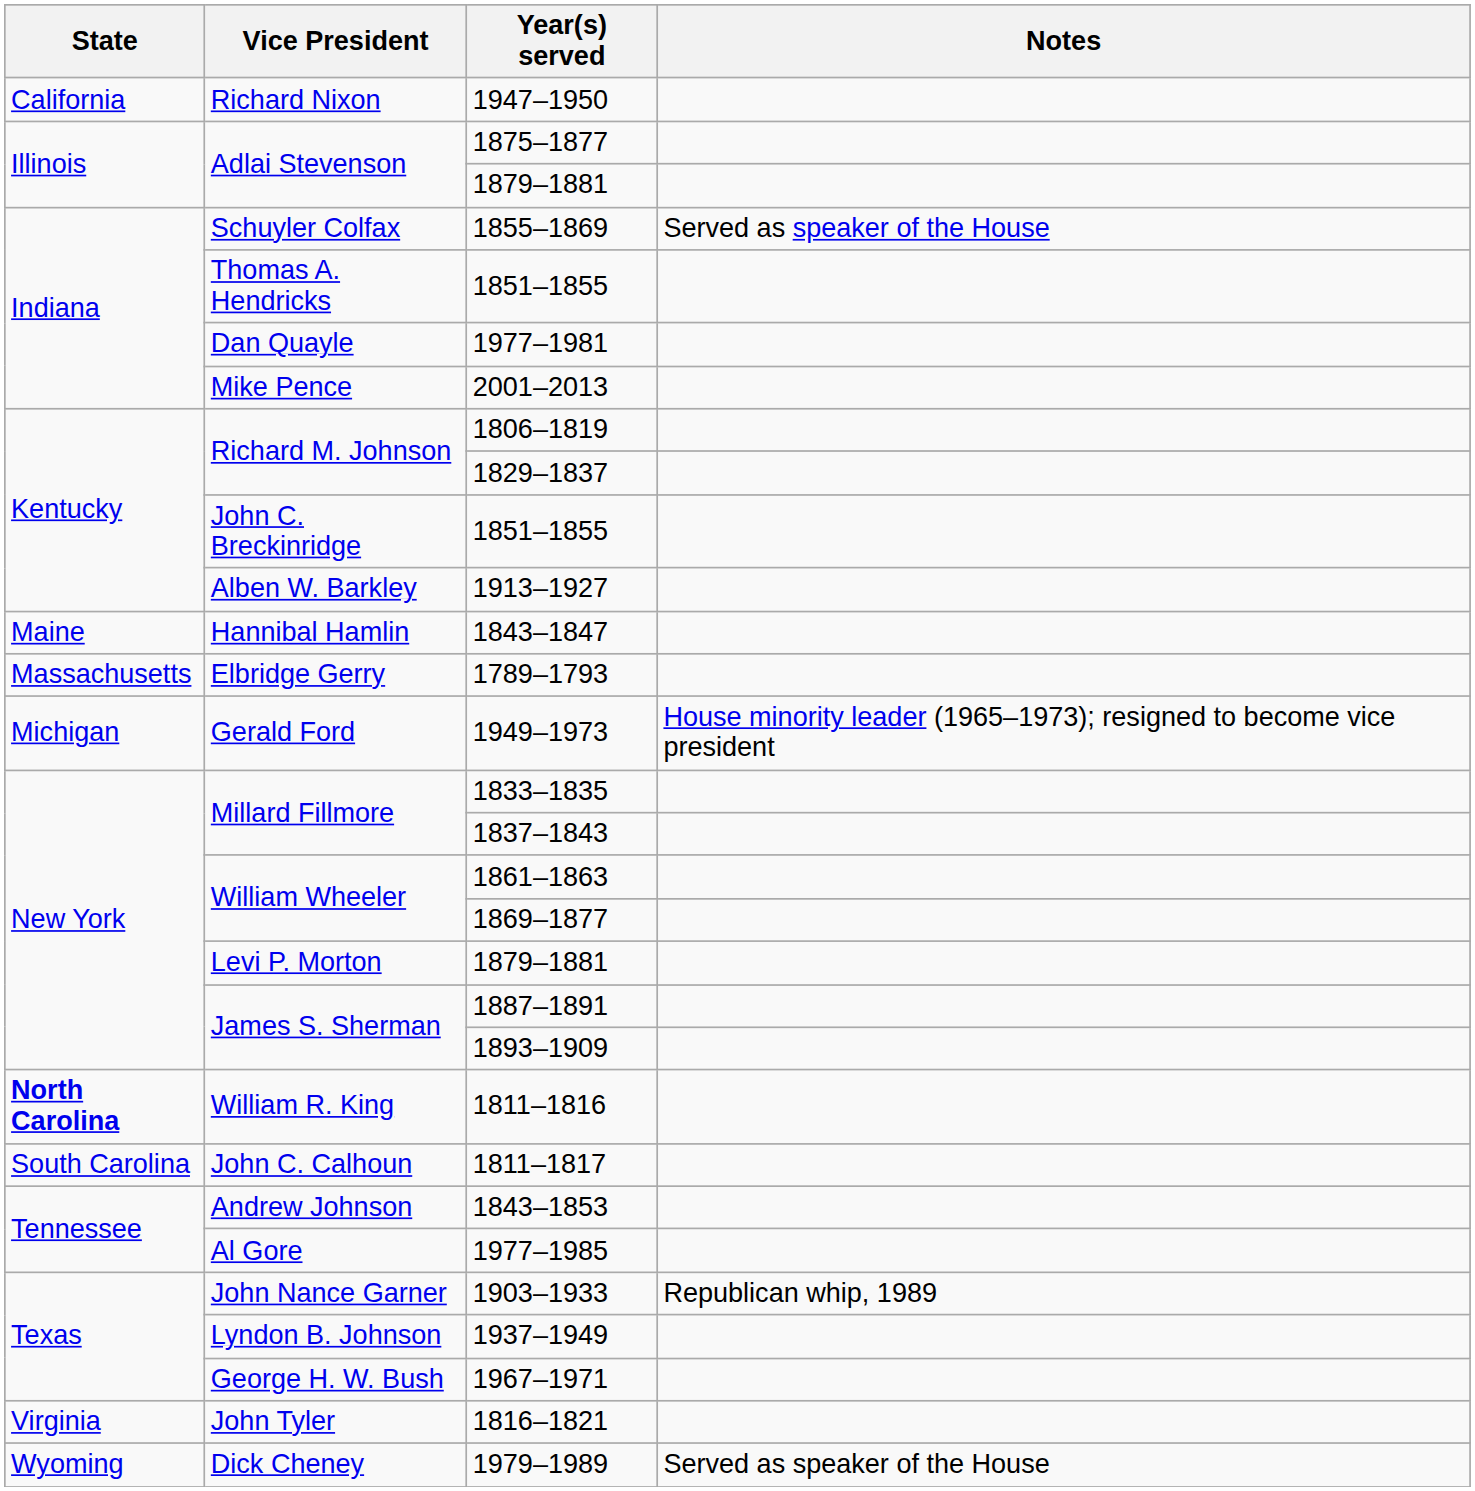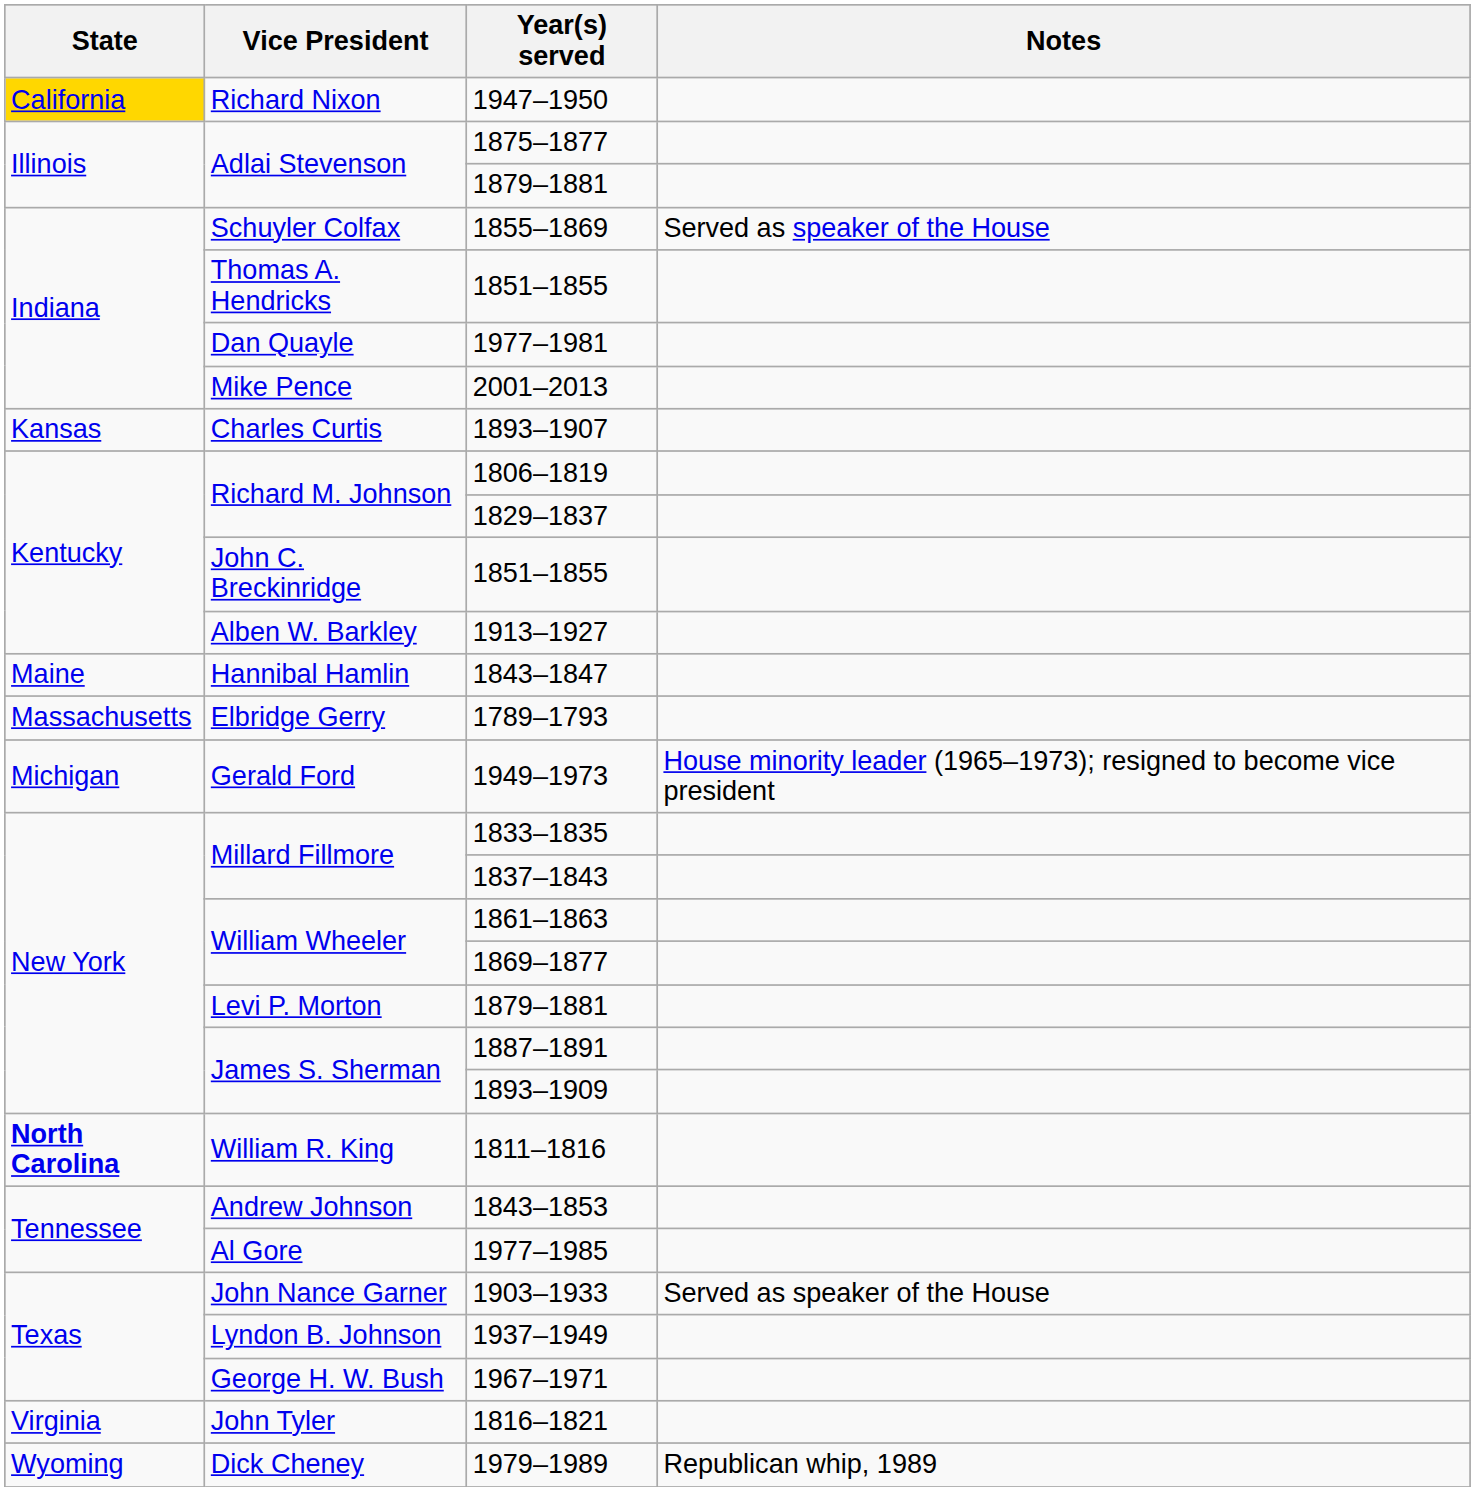(68, 99) no background -> (68, 99) gold background
+ row: (296, 429)
- row: (312, 1164)
(800, 1293) Republican whip, 1989 -> (857, 1293) Served as speaker of the House
(857, 1464) Served as speaker of the House -> (800, 1464) Republican whip, 1989
